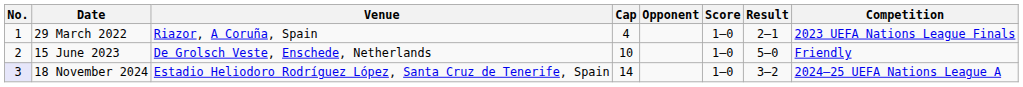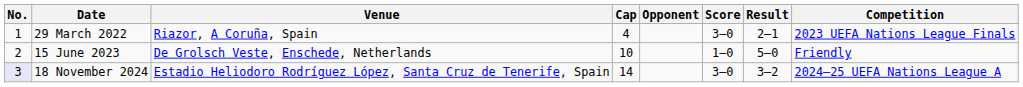(723, 33) 1–0 -> (723, 33) 3–0
(723, 72) 1–0 -> (723, 72) 3–0
